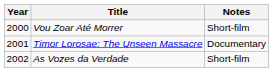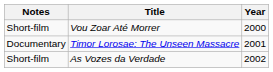columns swapped: (18, 12) <-> (236, 12)
